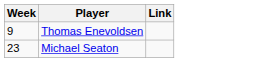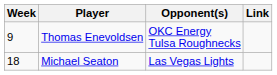+ column: (195, 13)
(13, 48) 23 -> (13, 61) 18
